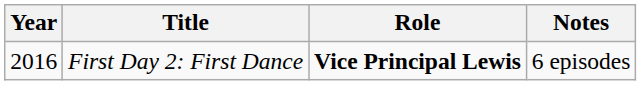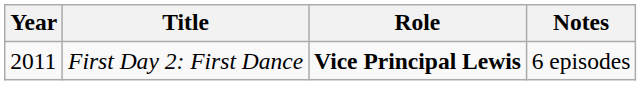(34, 60) 2016 -> (33, 60) 2011
